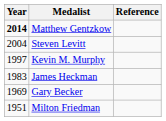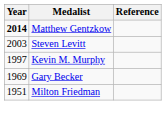(17, 44) 2004 -> (17, 44) 2003
- row: (64, 76)
